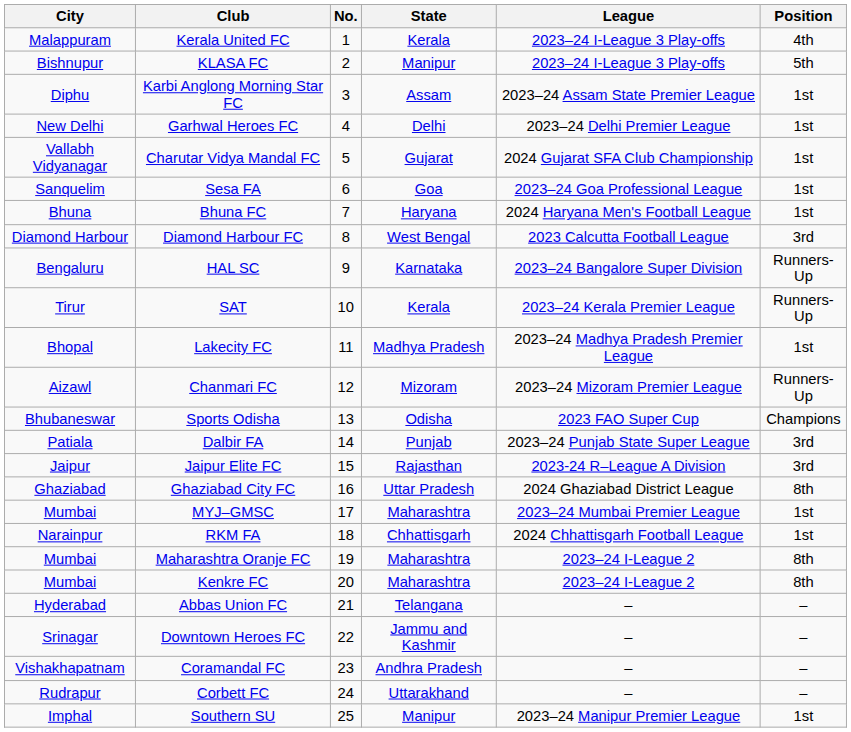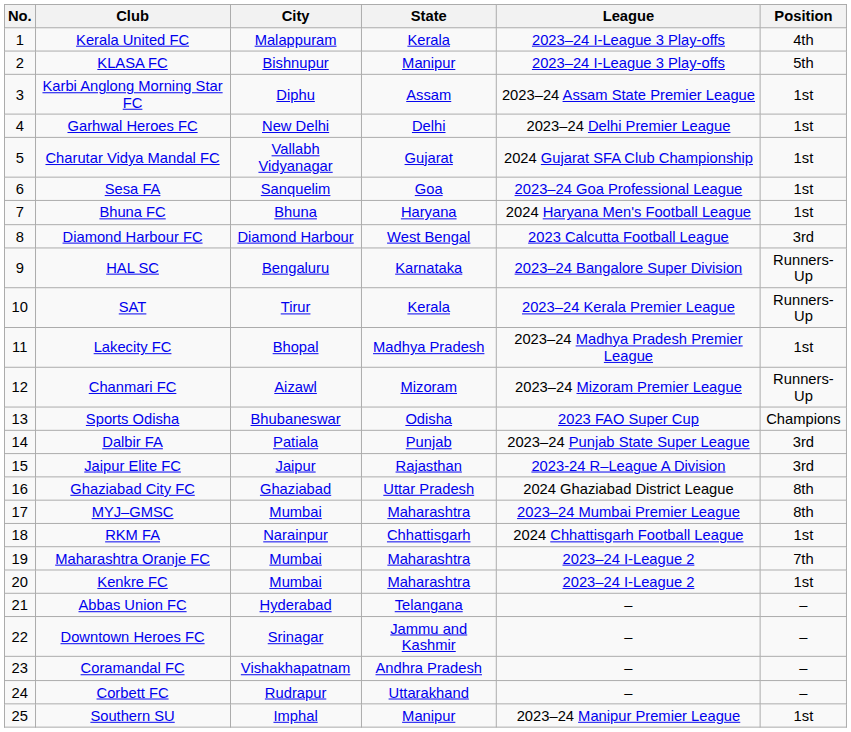columns swapped: (346, 16) <-> (70, 16)
(803, 512) 1st -> (803, 512) 8th
(803, 559) 8th -> (803, 559) 7th
(803, 582) 8th -> (803, 582) 1st
